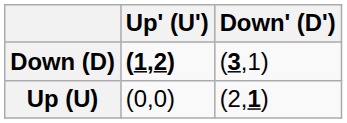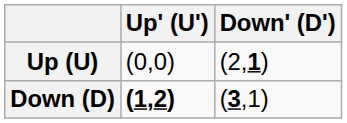rows swapped: (63, 99) <-> (63, 61)
